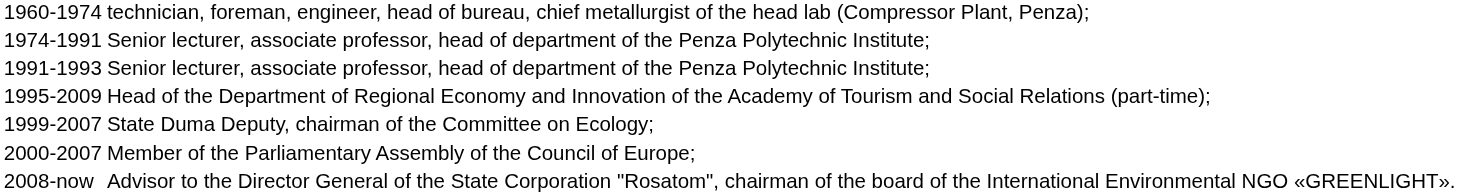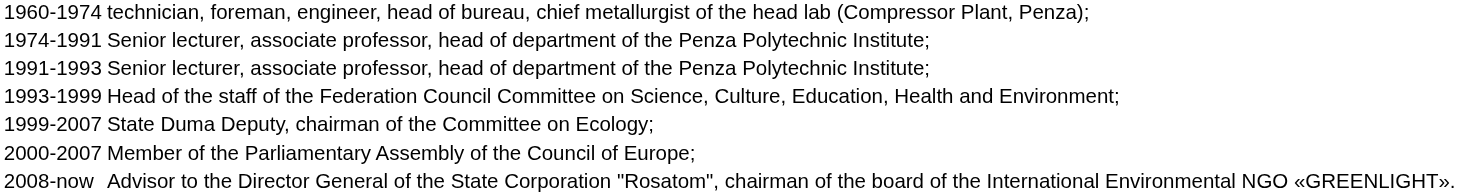+ row: (53, 96)
- row: (53, 96)
